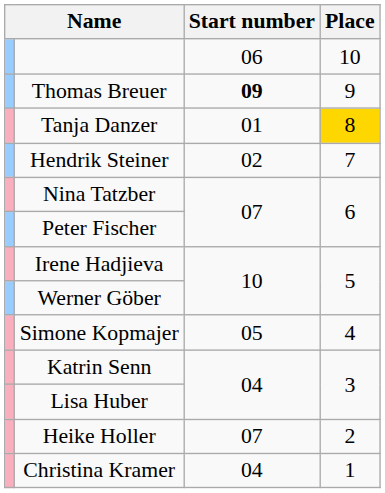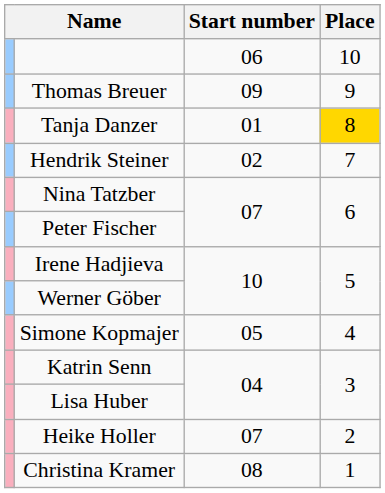(252, 90) bold -> (252, 90) normal
(252, 470) 04 -> (252, 470) 08
